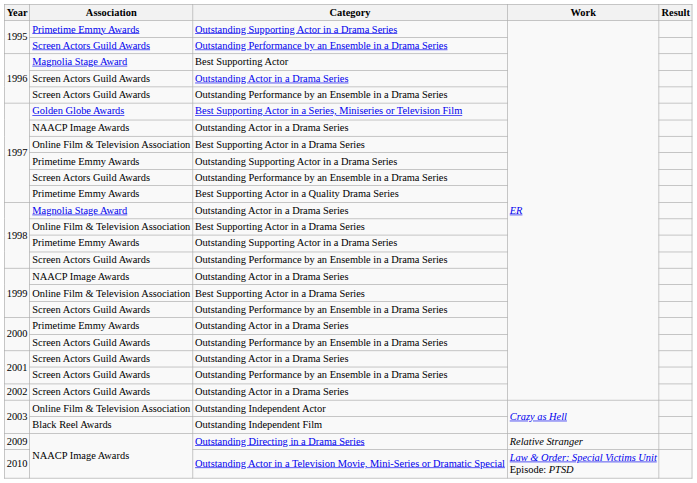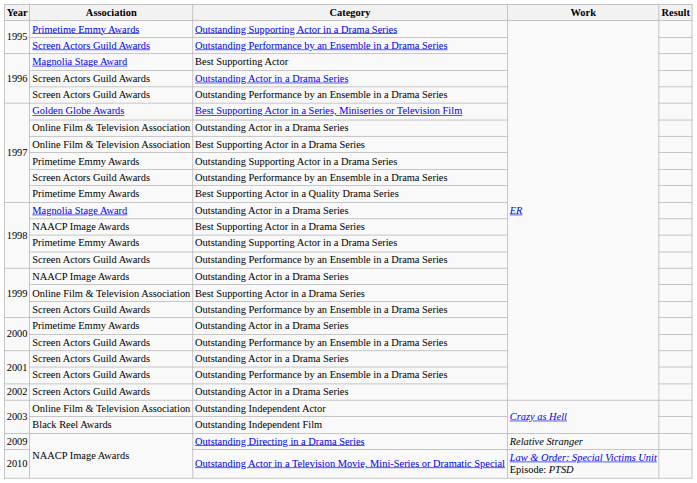(81, 128) NAACP Image Awards -> (111, 128) Online Film & Television Association
(111, 227) Online Film & Television Association -> (81, 227) NAACP Image Awards
